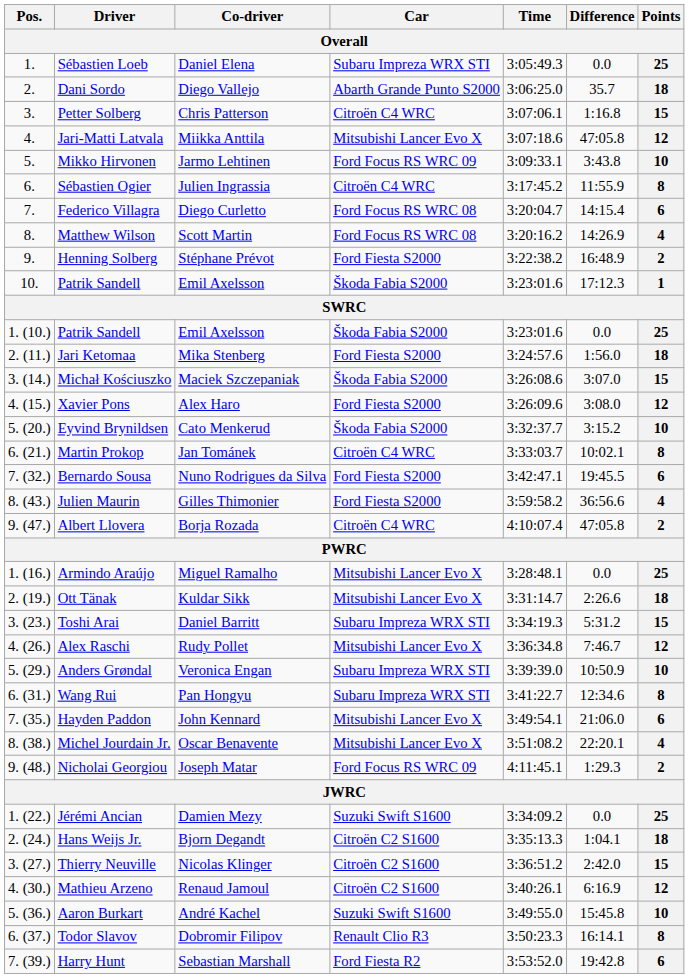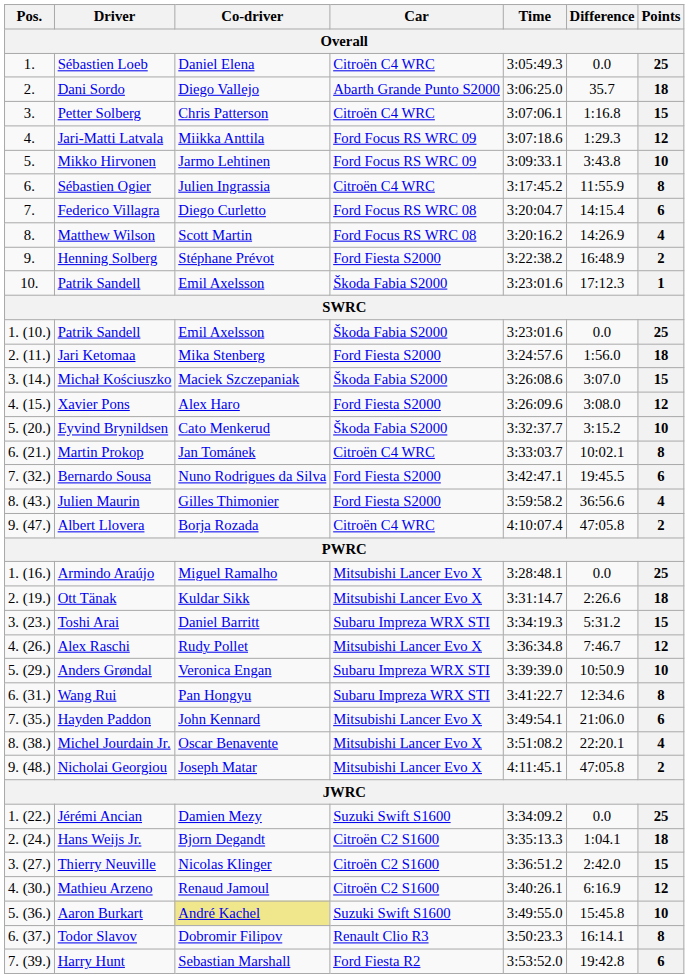(412, 65) Subaru Impreza WRX STI -> (384, 65) Citroën C4 WRC
(408, 138) Mitsubishi Lancer Evo X -> (405, 138) Ford Focus RS WRC 09
(602, 138) 47:05.8 -> (602, 138) 1:29.3
(405, 767) Ford Focus RS WRC 09 -> (408, 767) Mitsubishi Lancer Evo X
(602, 767) 1:29.3 -> (602, 767) 47:05.8
(219, 913) no background -> (219, 913) khaki background
